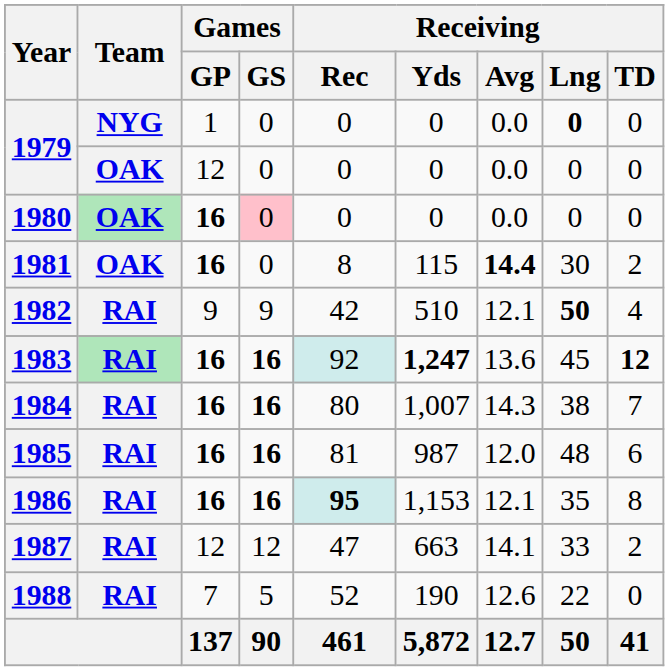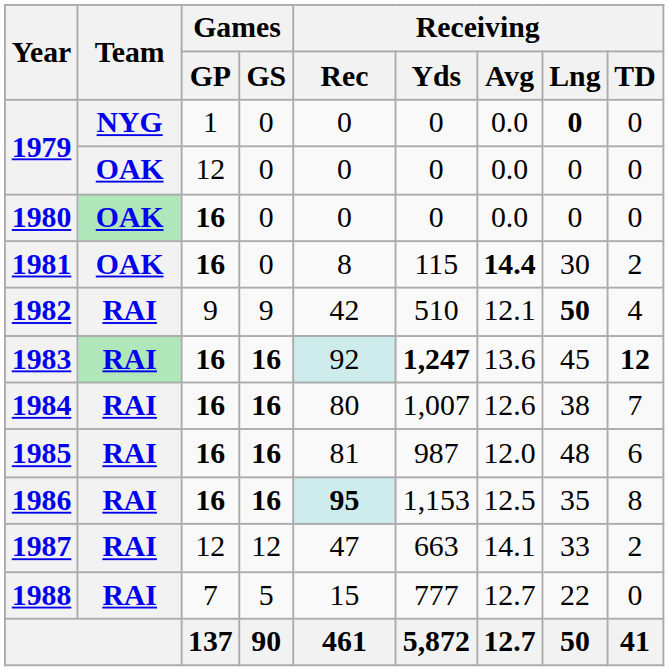(266, 216) pink background -> (266, 216) no background
(510, 405) 14.3 -> (510, 405) 12.6
(510, 500) 12.1 -> (510, 500) 12.5
(344, 594) 52 -> (344, 594) 15
(436, 594) 190 -> (436, 594) 777
(510, 594) 12.6 -> (510, 594) 12.7
